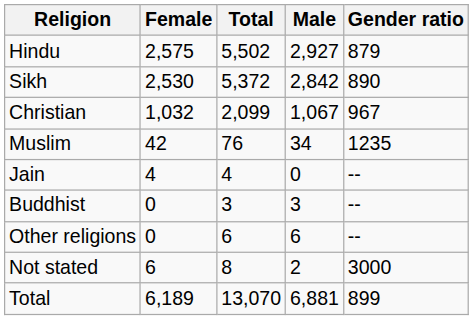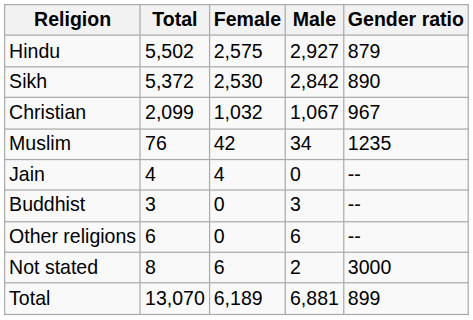columns swapped: (251, 19) <-> (179, 19)
